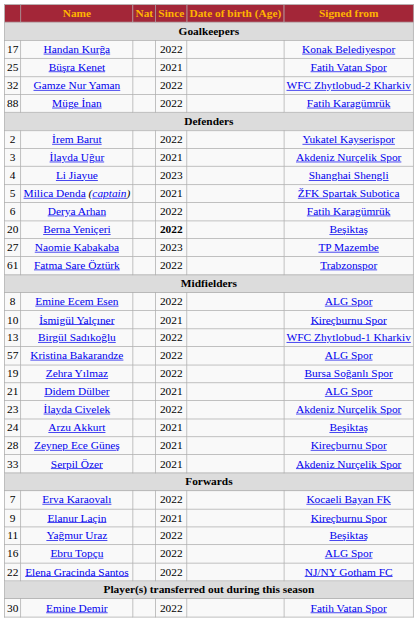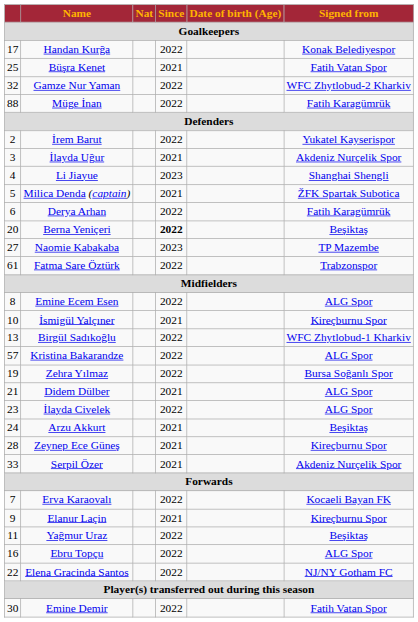(349, 409) Akdeniz Nurçelik Spor -> (349, 409) ALG Spor
